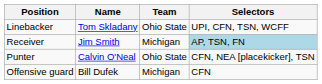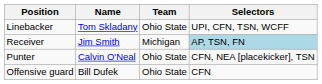(161, 72) Michigan -> (164, 72) Ohio State
